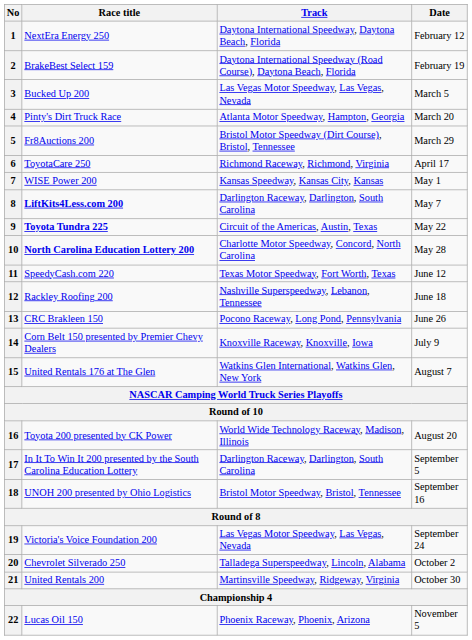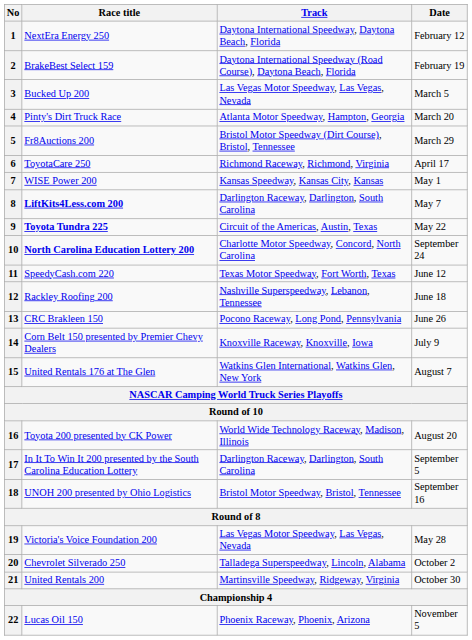(430, 250) May 28 -> (436, 250) September 24
(436, 539) September 24 -> (430, 539) May 28
